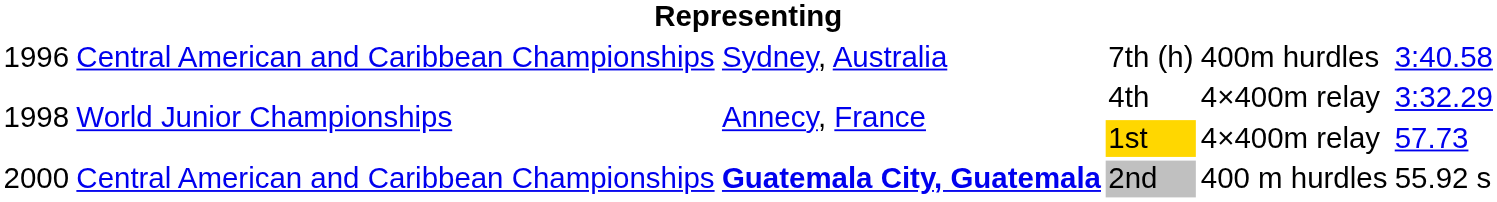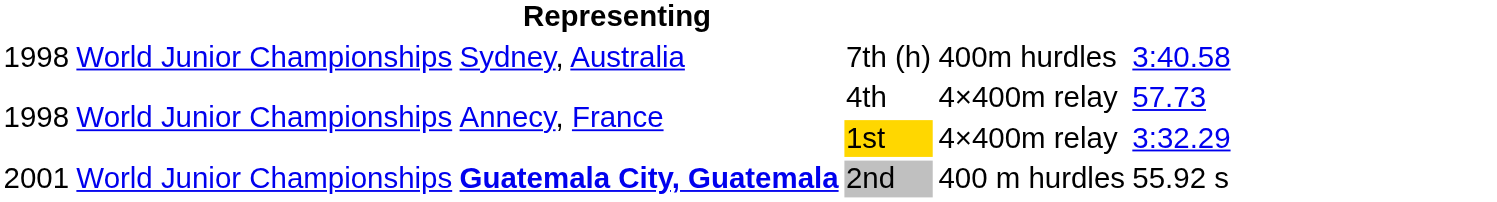(36, 57) 1996 -> (36, 57) 1998
(395, 57) Central American and Caribbean Championships -> (264, 57) World Junior Championships
(1444, 97) 3:32.29 -> (1169, 97) 57.73
(1432, 138) 57.73 -> (1181, 138) 3:32.29
(36, 178) 2000 -> (36, 178) 2001
(395, 178) Central American and Caribbean Championships -> (264, 178) World Junior Championships
